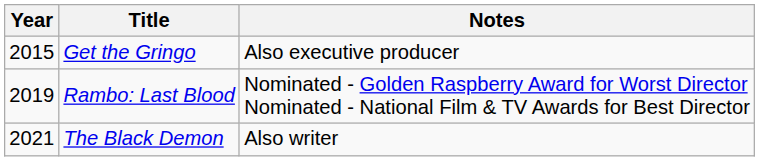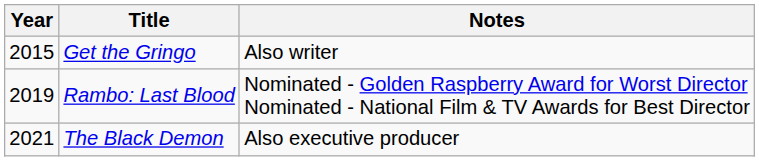(352, 52) Also executive producer -> (291, 52) Also writer
(291, 139) Also writer -> (352, 139) Also executive producer
